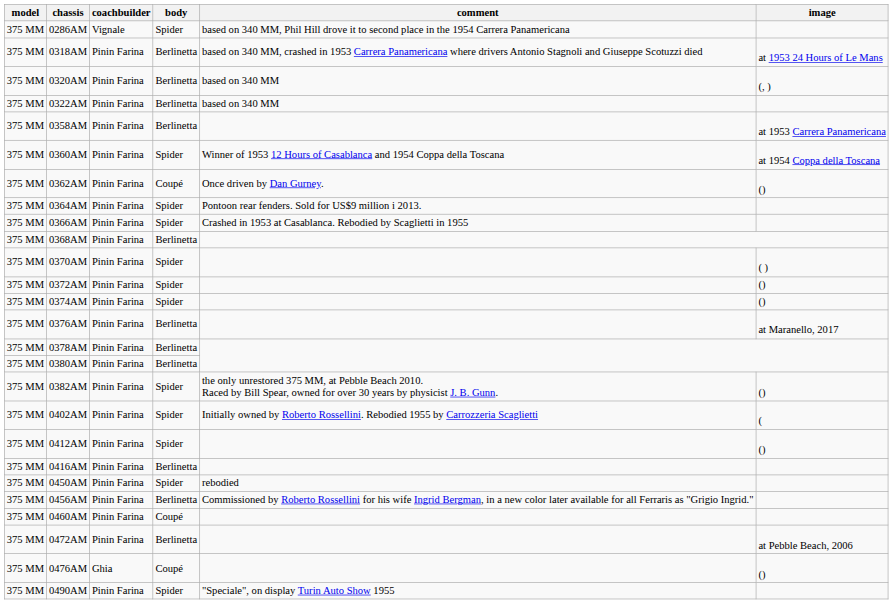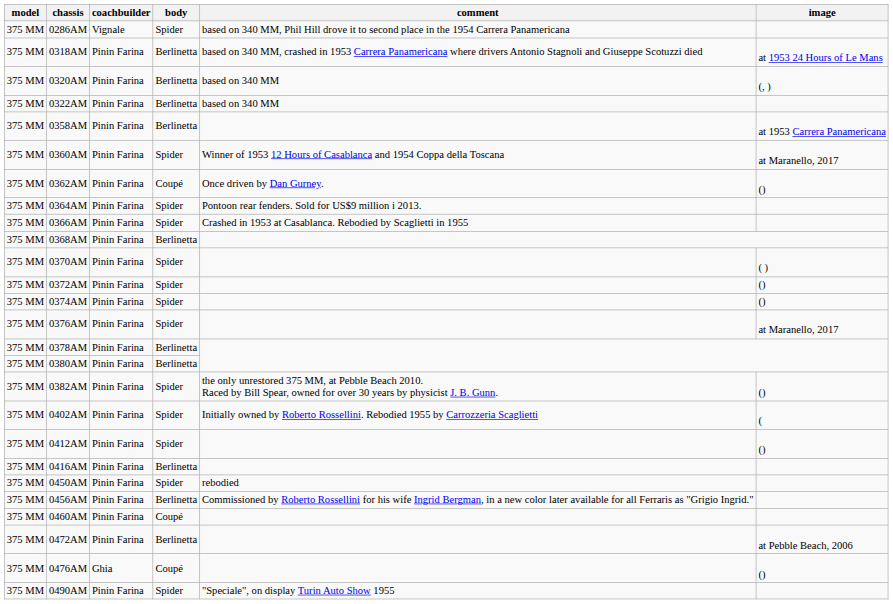(819, 160) at 1954 Coppa della Toscana -> (798, 160) at Maranello, 2017
(176, 324) Berlinetta -> (169, 324) Spider
